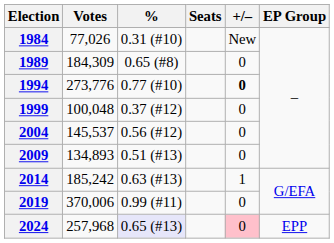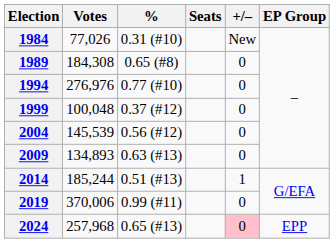(90, 62) 184,309 -> (90, 62) 184,308
(90, 86) 273,776 -> (90, 86) 276,976
(242, 86) bold -> (242, 86) normal
(90, 132) 145,537 -> (90, 132) 145,539
(151, 156) 0.51 (#13) -> (151, 156) 0.63 (#13)
(90, 179) 185,242 -> (90, 179) 185,244
(151, 179) 0.63 (#13) -> (151, 179) 0.51 (#13)
(151, 226) lavender background -> (151, 226) no background
